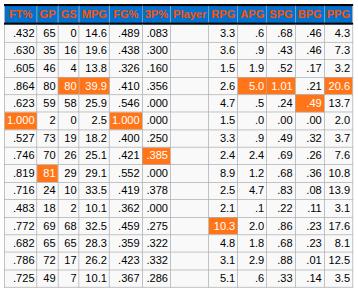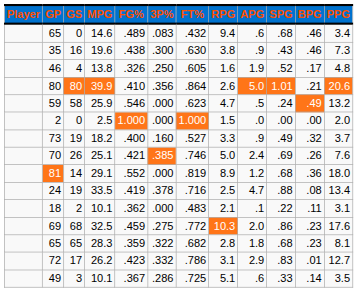columns swapped: (190, 14) <-> (21, 14)
(228, 33) 3.3 -> (228, 33) 9.4
(342, 33) 4.3 -> (342, 33) 3.4
(228, 51) 3.6 -> (228, 51) 3.8
(157, 68) .160 -> (163, 68) .250
(228, 68) 1.5 -> (228, 68) 1.6
(342, 68) 3.2 -> (342, 68) 4.8
(339, 103) 13.7 -> (339, 103) 13.2
(157, 138) .250 -> (163, 138) .160
(228, 156) 2.4 -> (228, 156) 5.0
(70, 173) 29 -> (76, 173) 14
(339, 173) 10.8 -> (339, 173) 18.0
(70, 191) 10 -> (76, 191) 19
(285, 191) .83 -> (285, 191) .88
(339, 191) 13.9 -> (339, 191) 13.4
(228, 243) 4.8 -> (228, 243) 2.8
(285, 261) .88 -> (285, 261) .83
(339, 261) 12.5 -> (339, 261) 12.7
(74, 278) 7 -> (79, 278) 3
